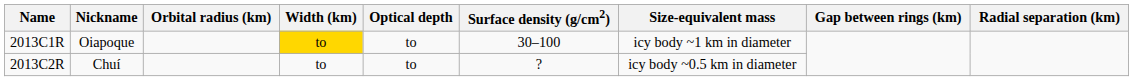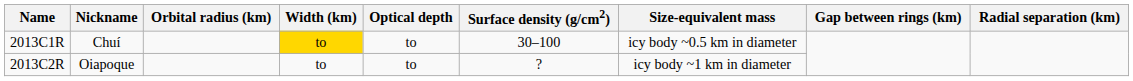(107, 42) Oiapoque -> (107, 42) Chuí
(712, 42) icy body ~1 km in diameter -> (712, 42) icy body ~0.5 km in diameter
(107, 64) Chuí -> (107, 64) Oiapoque
(712, 64) icy body ~0.5 km in diameter -> (712, 64) icy body ~1 km in diameter
